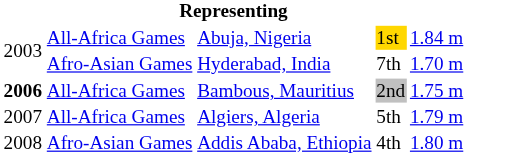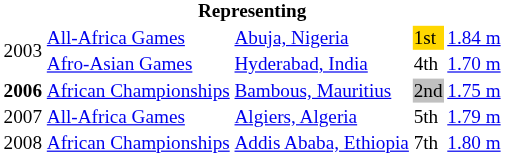(389, 64) 7th -> (426, 64) 4th
(116, 90) All-Africa Games -> (138, 90) African Championships
(120, 143) Afro-Asian Games -> (138, 143) African Championships
(389, 143) 4th -> (426, 143) 7th
